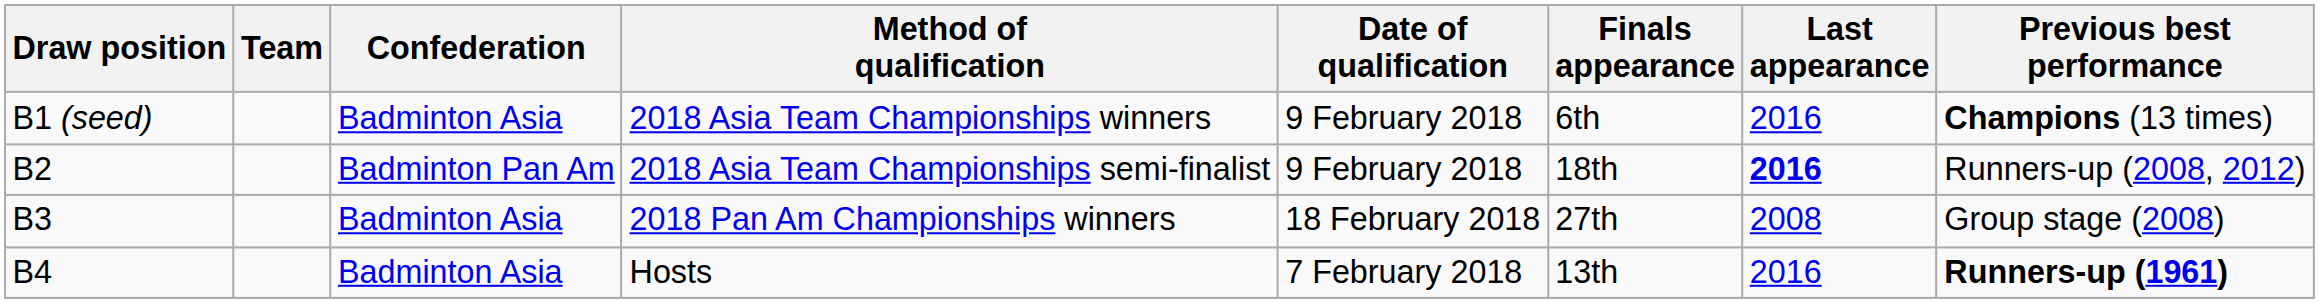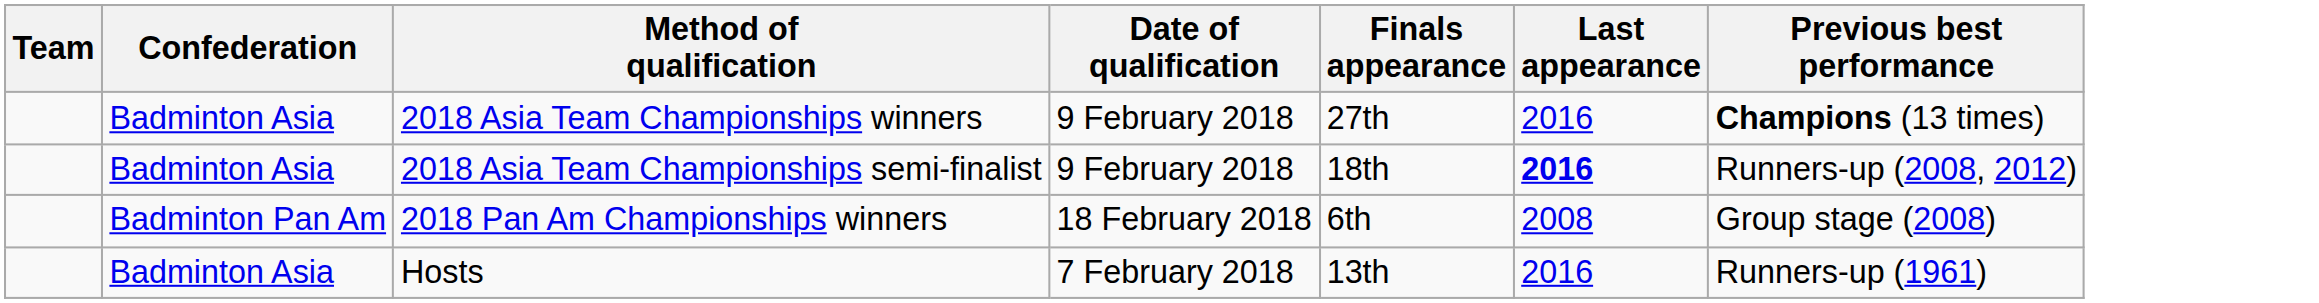- column: (119, 48)
(1578, 117) 6th -> (1358, 117) 27th
(476, 169) Badminton Pan Am -> (222, 169) Badminton Asia
(450, 220) Badminton Asia -> (248, 220) Badminton Pan Am
(1587, 220) 27th -> (1349, 220) 6th
(2086, 271) bold -> (1851, 271) normal
